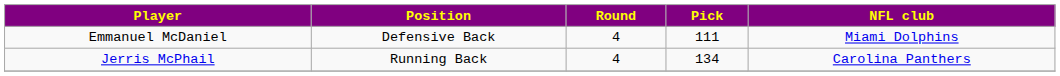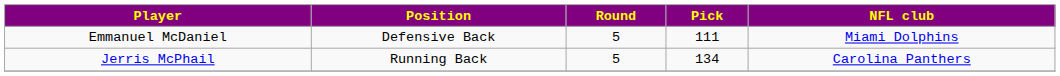(616, 38) 4 -> (616, 38) 5
(616, 60) 4 -> (616, 60) 5
